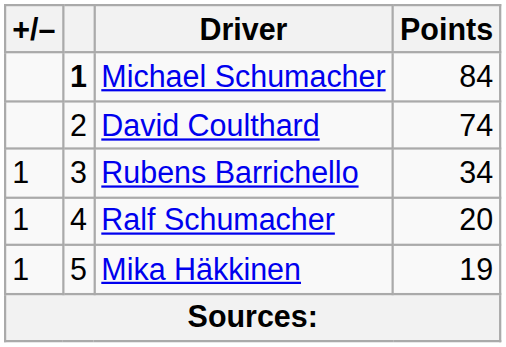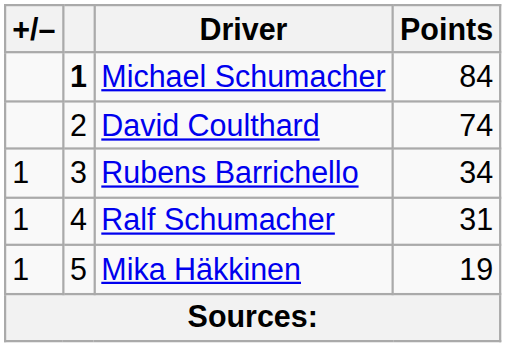(476, 221) 20 -> (476, 221) 31
